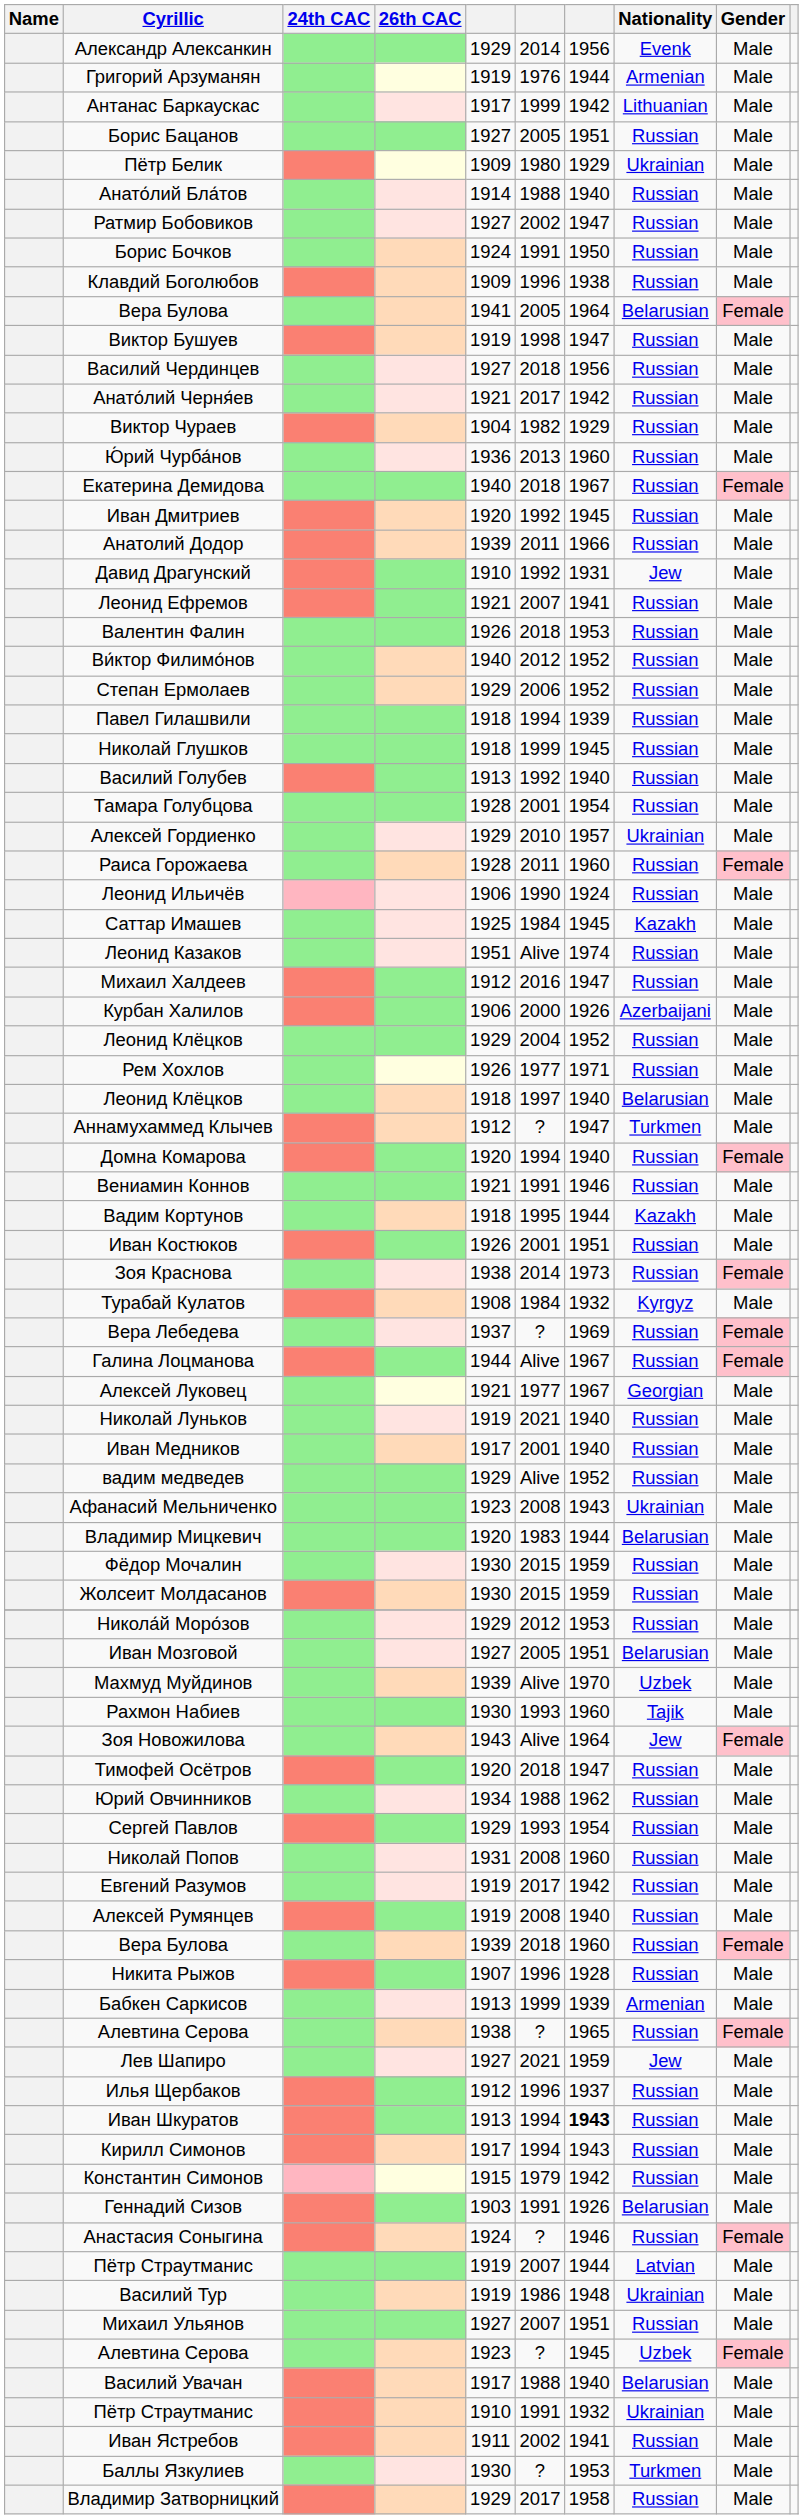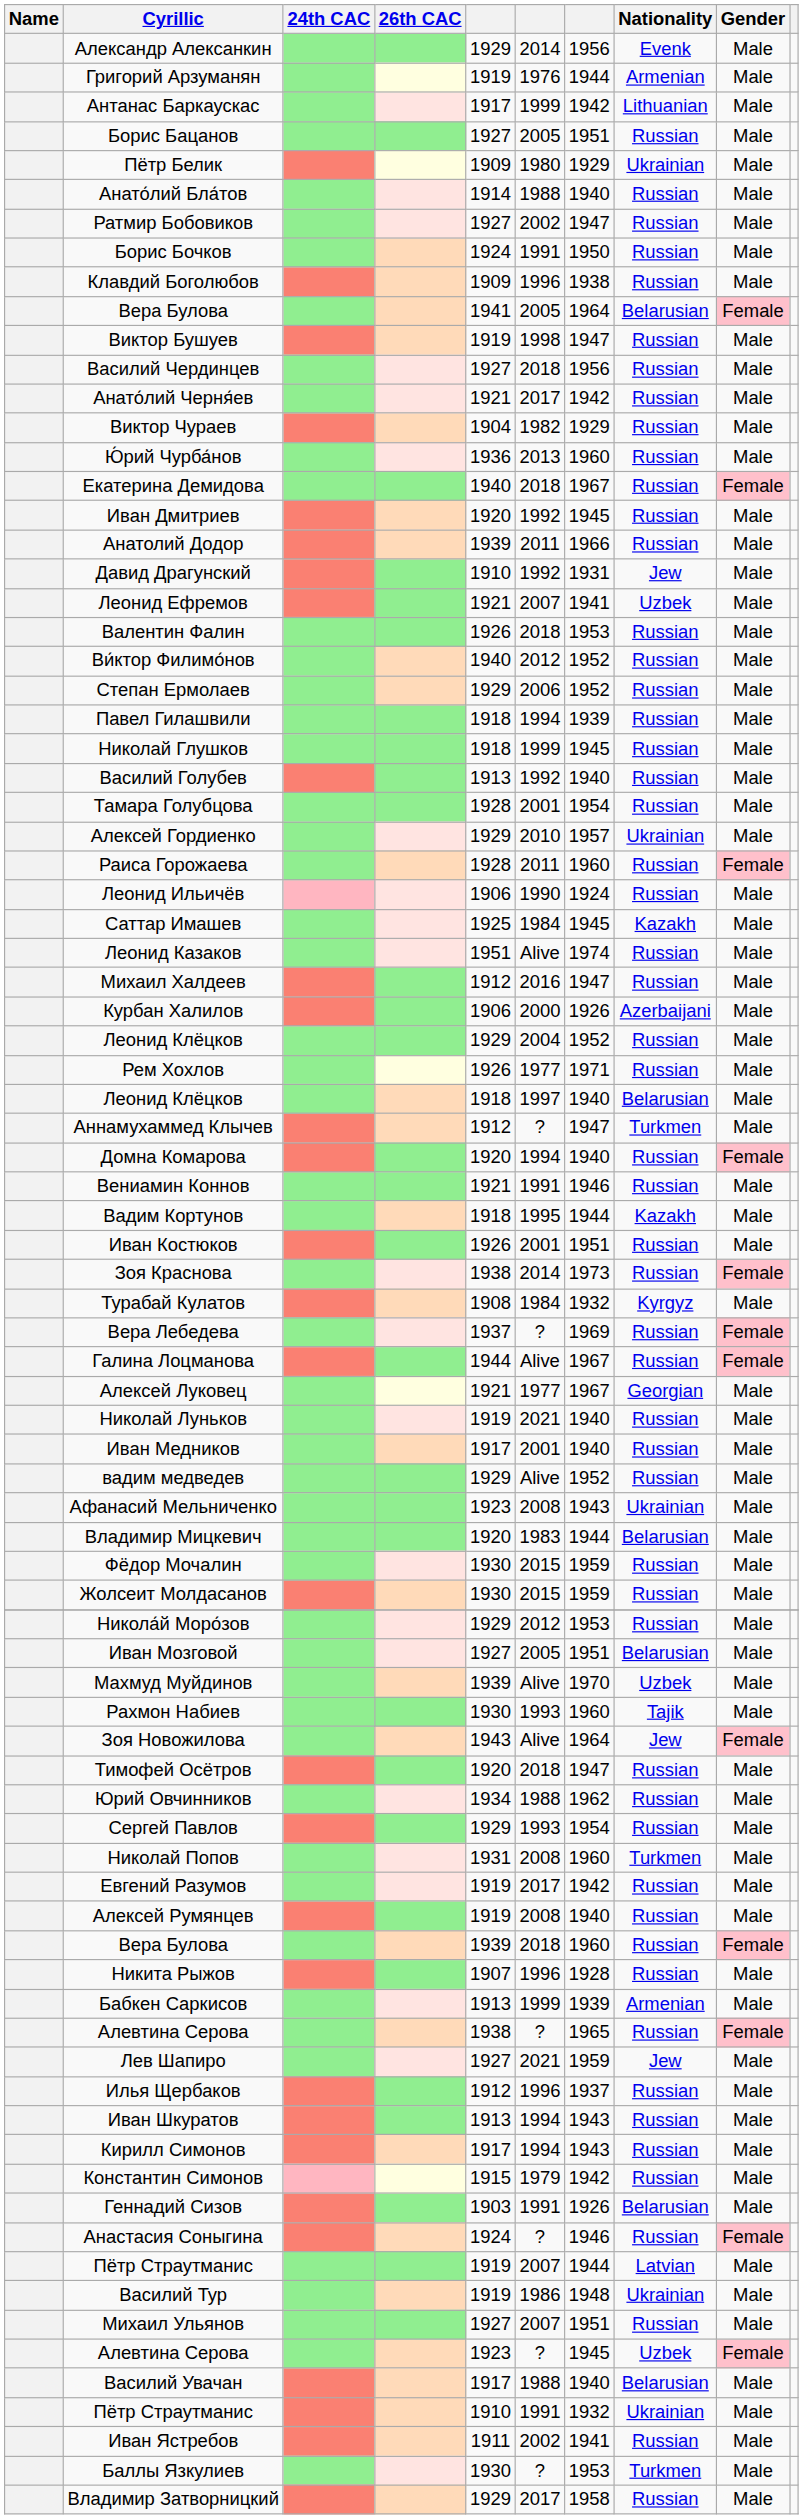(665, 602) Russian -> (665, 602) Uzbek
(665, 1857) Russian -> (665, 1857) Turkmen
(589, 2120) bold -> (589, 2120) normal
